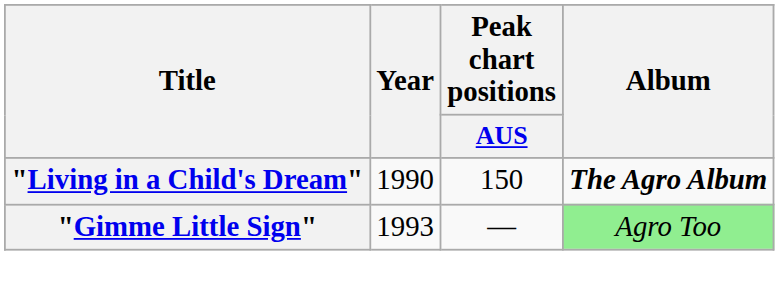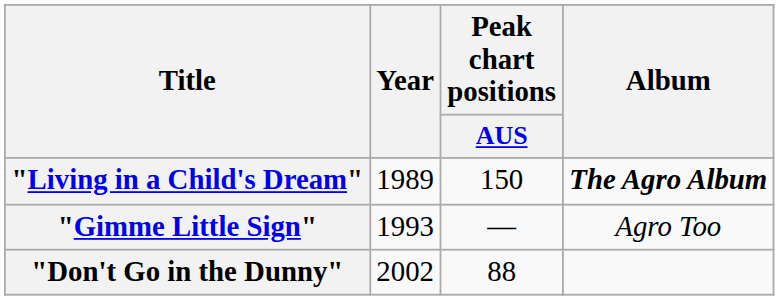(405, 180) 1990 -> (405, 180) 1989
(668, 226) lightgreen background -> (668, 226) no background
+ row: (187, 271)
